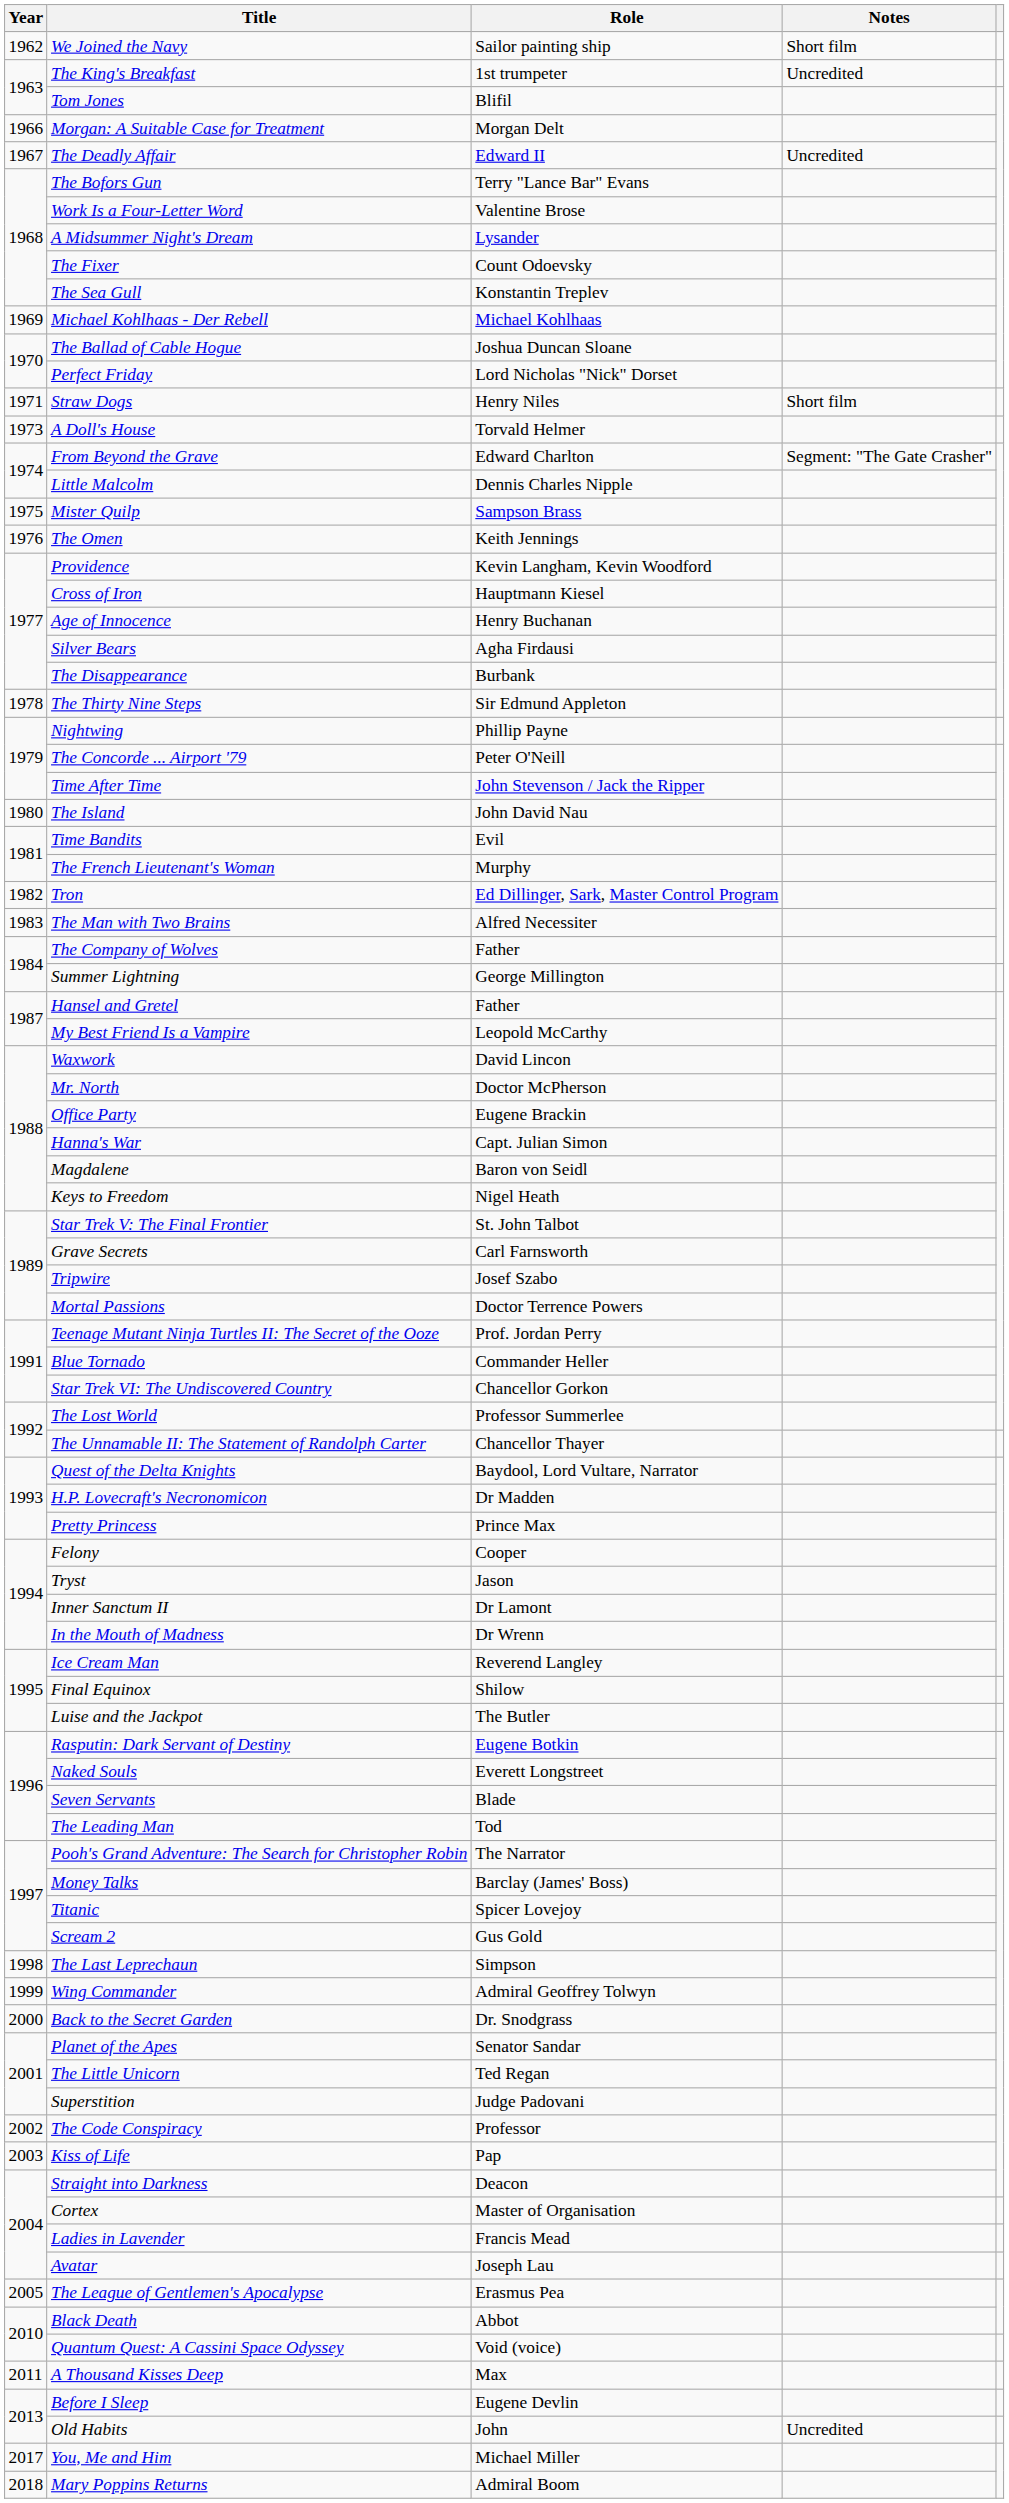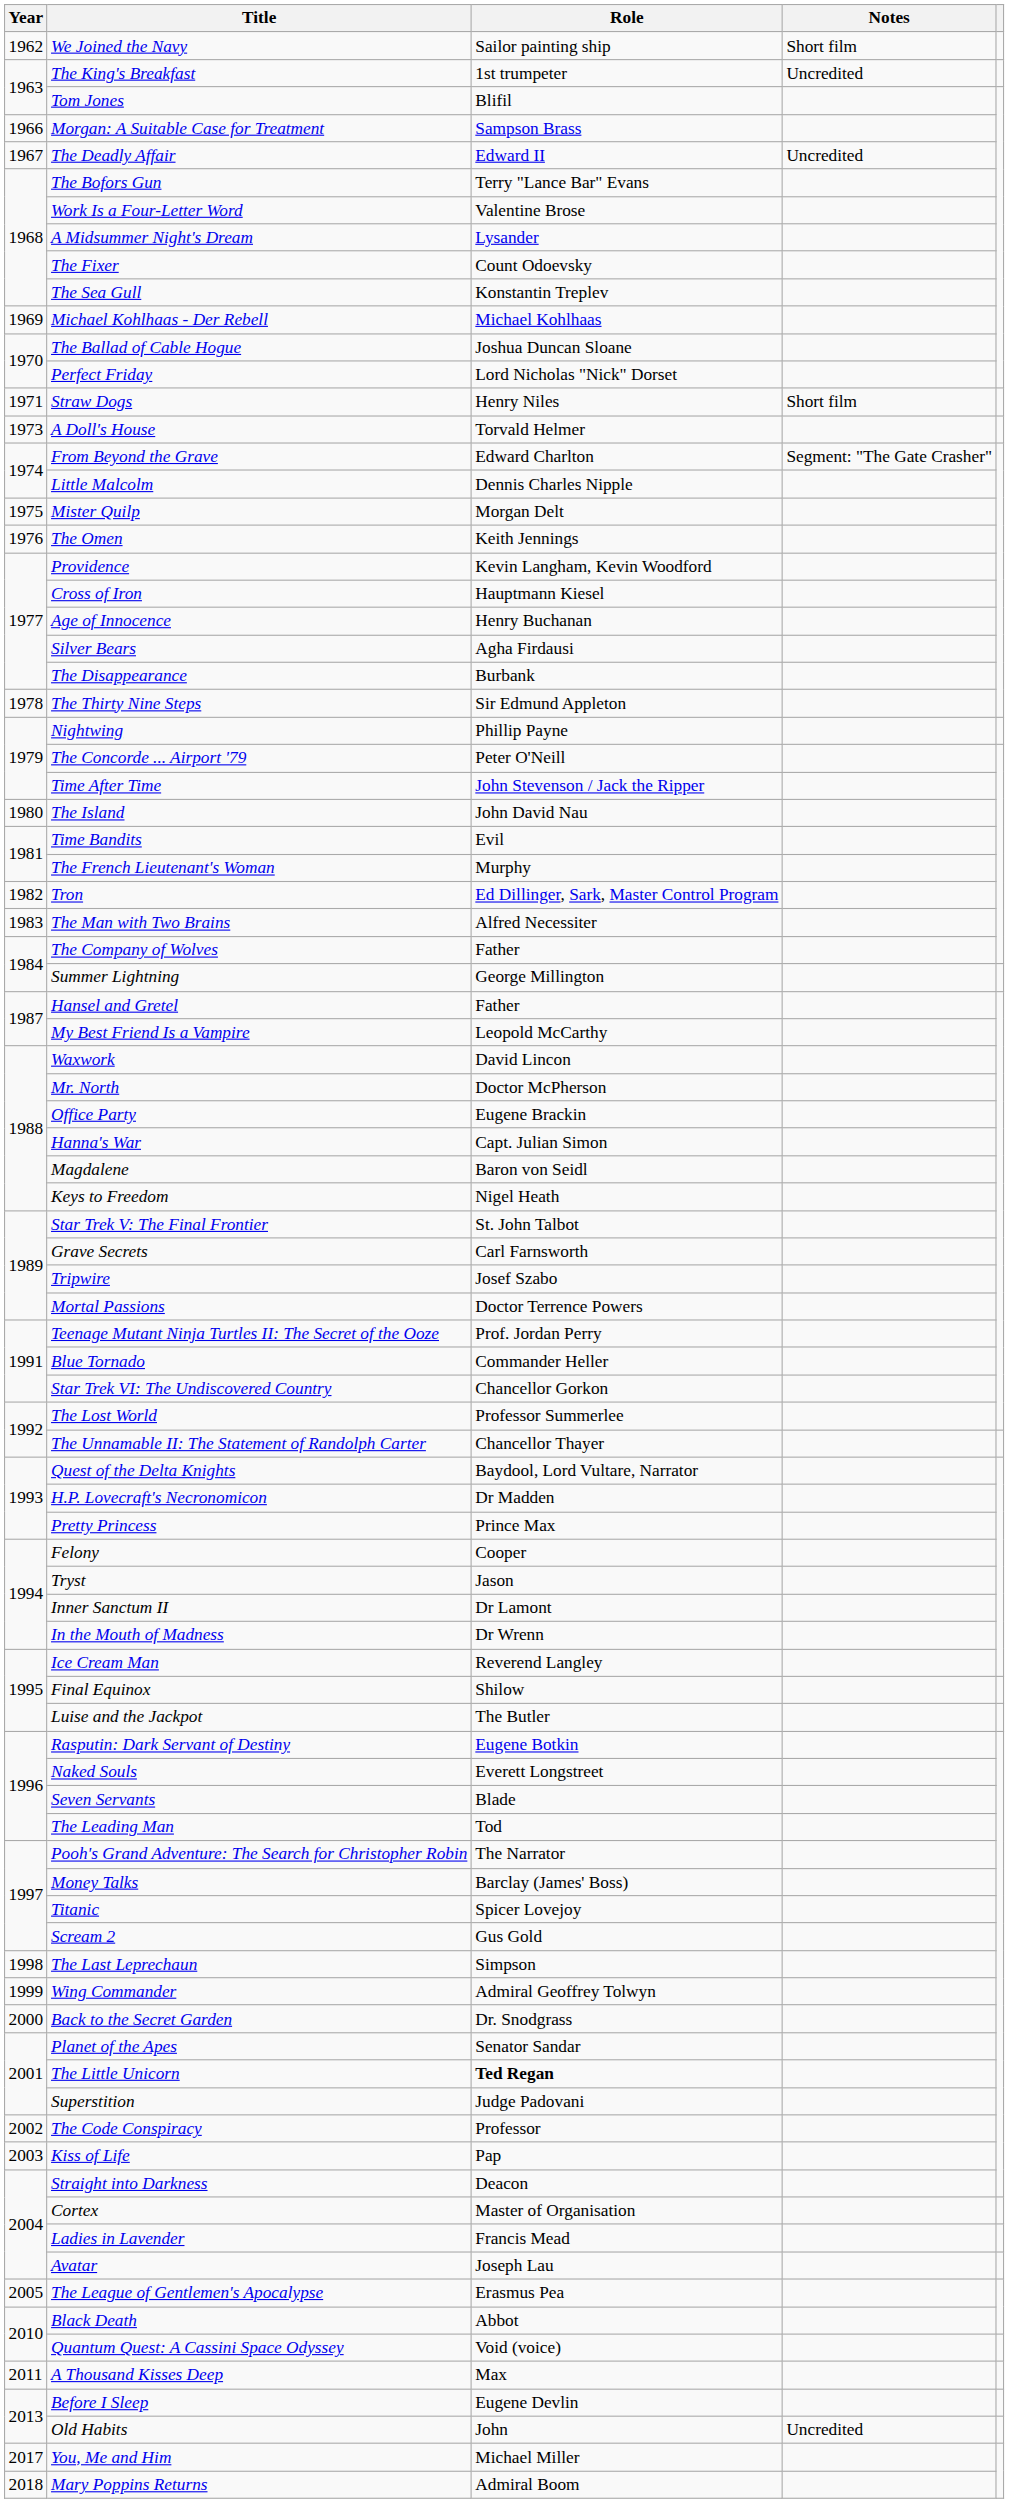(520, 127) Morgan Delt -> (528, 127) Sampson Brass
(528, 511) Sampson Brass -> (520, 511) Morgan Delt
(512, 2073) normal -> (515, 2073) bold
